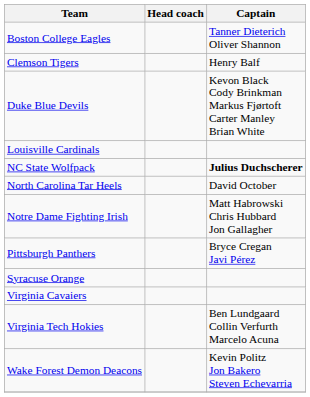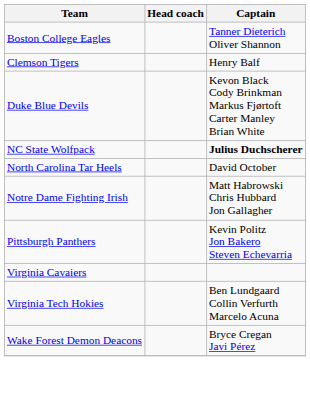- row: (53, 149)
(240, 253) Bryce Cregan Javi Pérez -> (250, 241) Kevin Politz Jon Bakero Steven Echevarria
- row: (46, 277)
(250, 370) Kevin Politz Jon Bakero Steven Echevarria -> (240, 340) Bryce Cregan Javi Pérez
